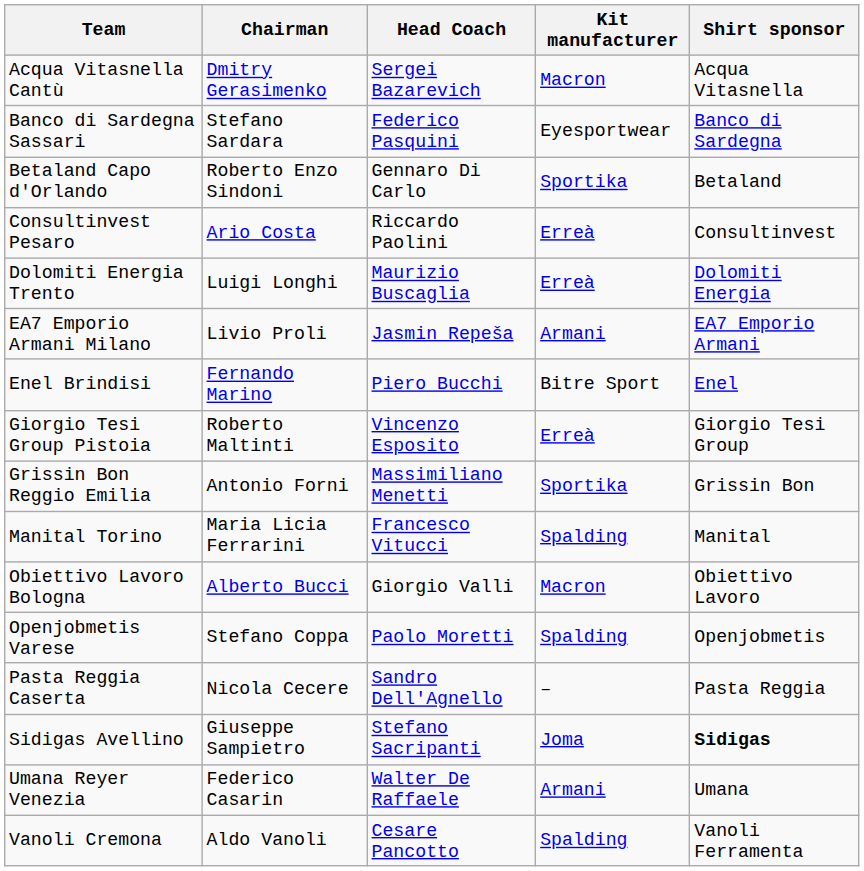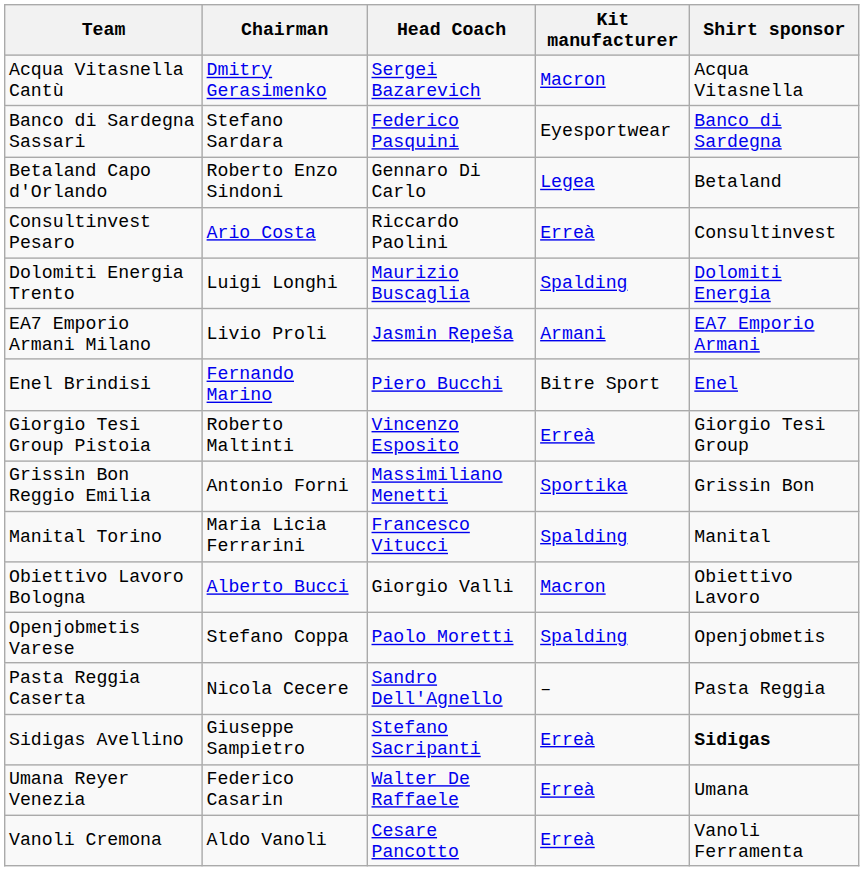(584, 182) Sportika -> (567, 182) Legea
(567, 283) Erreà -> (584, 283) Spalding
(562, 739) Joma -> (567, 739) Erreà
(573, 790) Armani -> (567, 790) Erreà
(584, 841) Spalding -> (567, 841) Erreà
